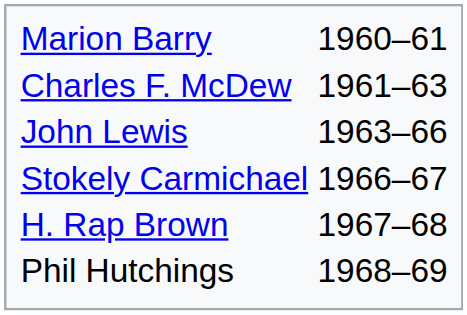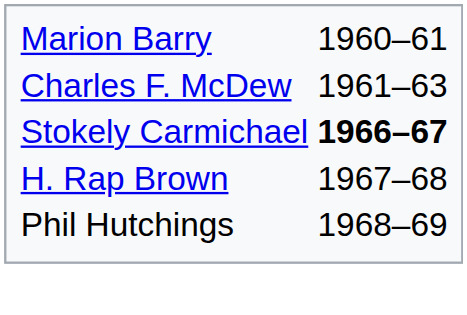- row: (104, 131)
(383, 178) normal -> (383, 131) bold
